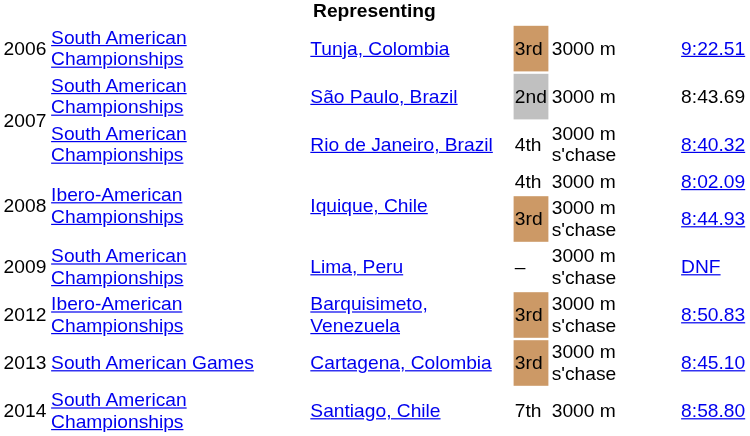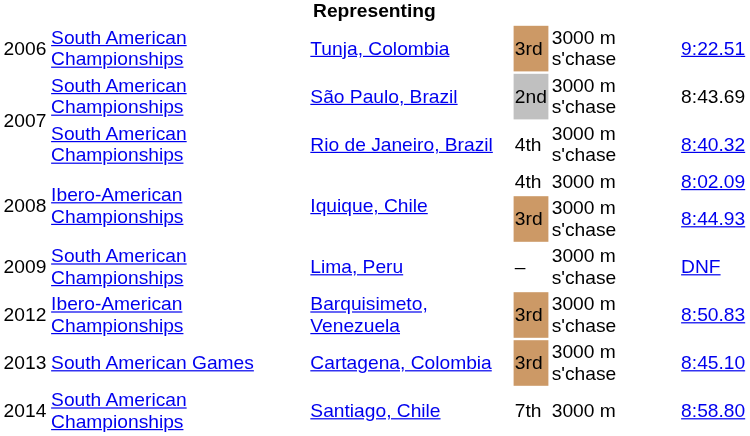(584, 48) 3000 m -> (584, 48) 3000 m s'chase
(584, 96) 3000 m -> (584, 96) 3000 m s'chase
